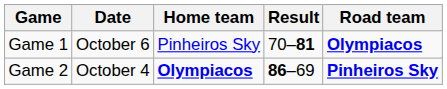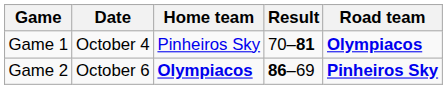(113, 44) October 6 -> (113, 44) October 4
(113, 71) October 4 -> (113, 71) October 6
